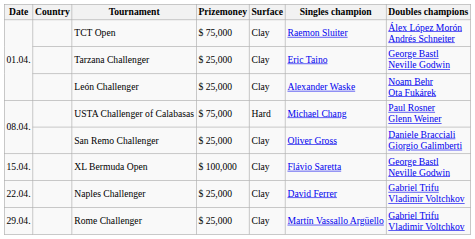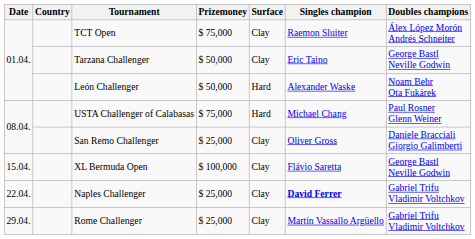(215, 59) $ 25,000 -> (215, 59) $ 50,000
(215, 86) $ 25,000 -> (215, 86) $ 50,000
(261, 86) Clay -> (261, 86) Hard
(312, 193) normal -> (314, 193) bold
